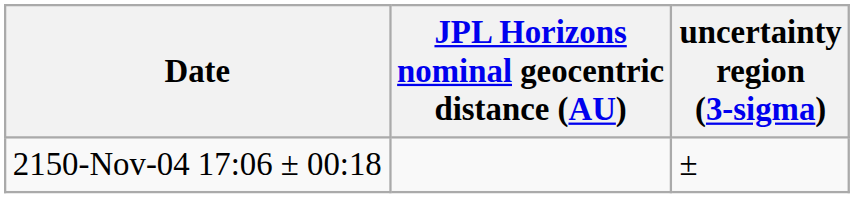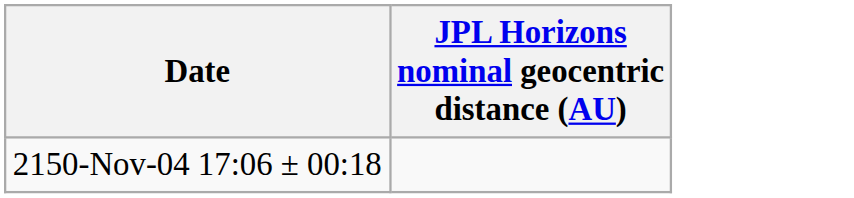- column: (761, 70)
